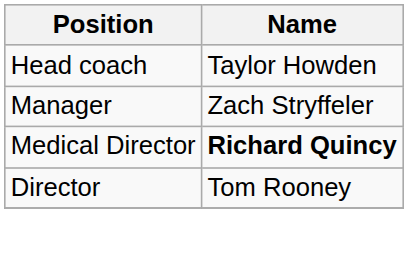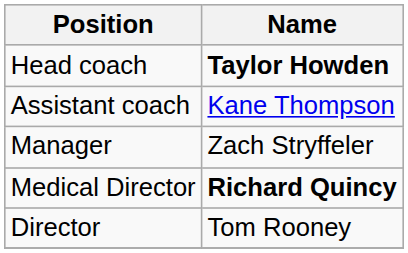(292, 65) normal -> (298, 65) bold
+ row: (100, 106)
